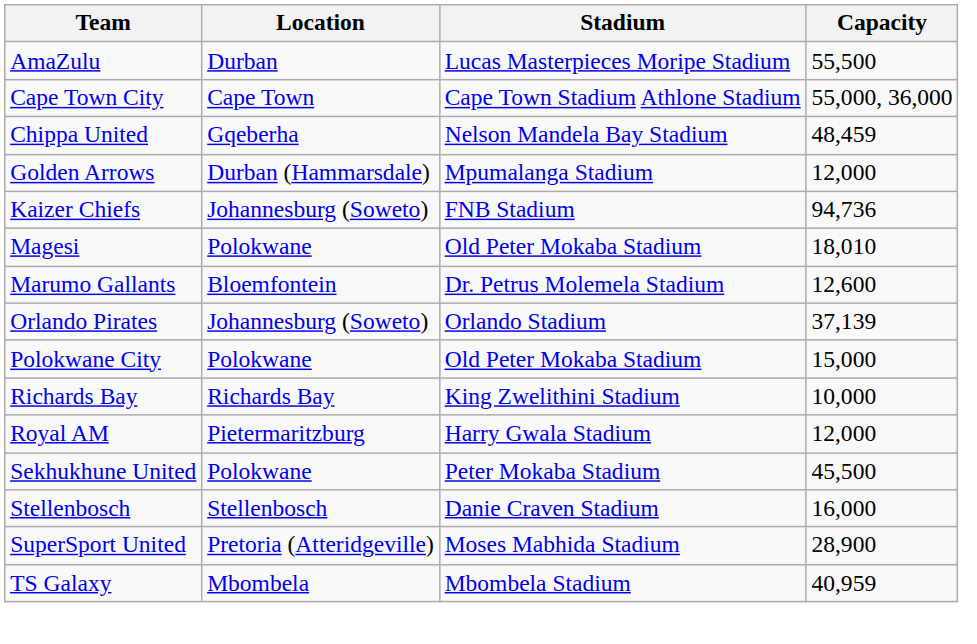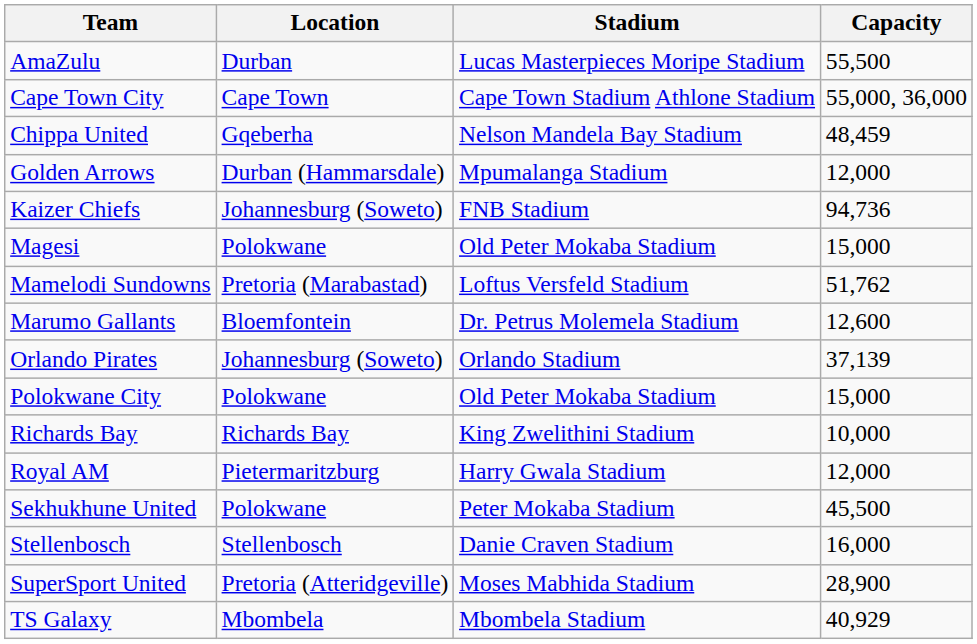(844, 246) 18,010 -> (858, 246) 15,000
+ row: (110, 284)
(844, 582) 40,959 -> (858, 619) 40,929
